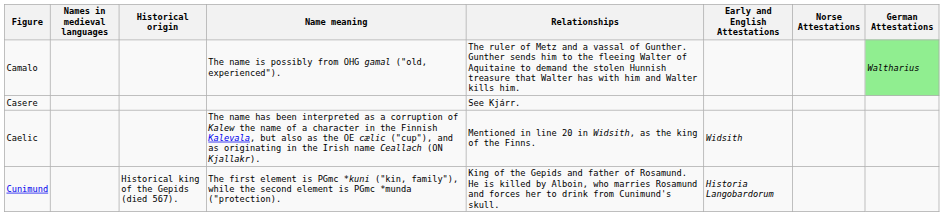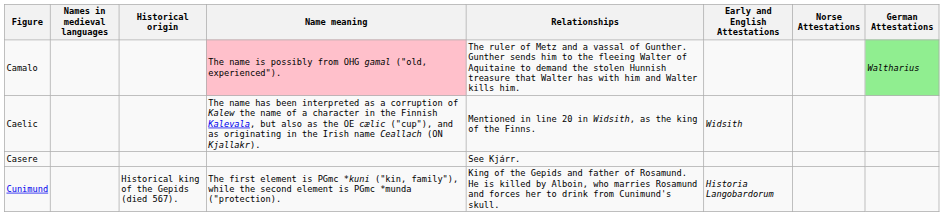(318, 67) no background -> (318, 67) pink background
rows swapped: (22, 138) <-> (22, 103)
